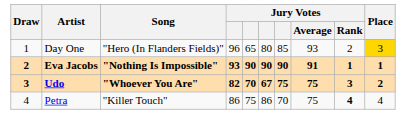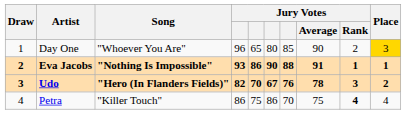(163, 48) "Hero (In Flanders Fields)" -> (141, 48) "Whoever You Are"
(312, 48) 93 -> (318, 48) 90
(250, 65) 90 -> (256, 65) 86
(283, 65) 90 -> (288, 65) 88
(151, 83) "Whoever You Are" -> (163, 83) "Hero (In Flanders Fields)"
(283, 83) 75 -> (288, 83) 76
(312, 83) 75 -> (318, 83) 78
